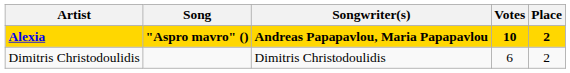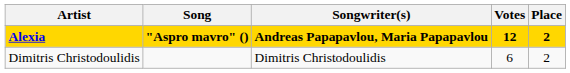(510, 36) 10 -> (510, 36) 12
